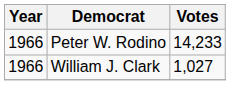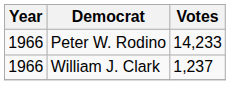(193, 67) 1,027 -> (193, 67) 1,237
